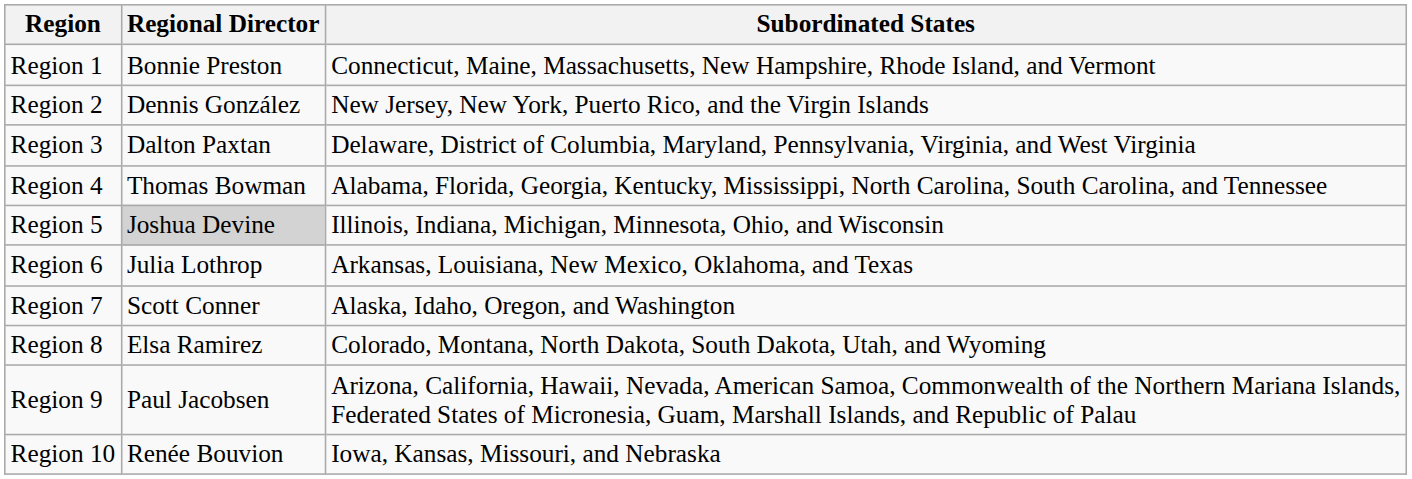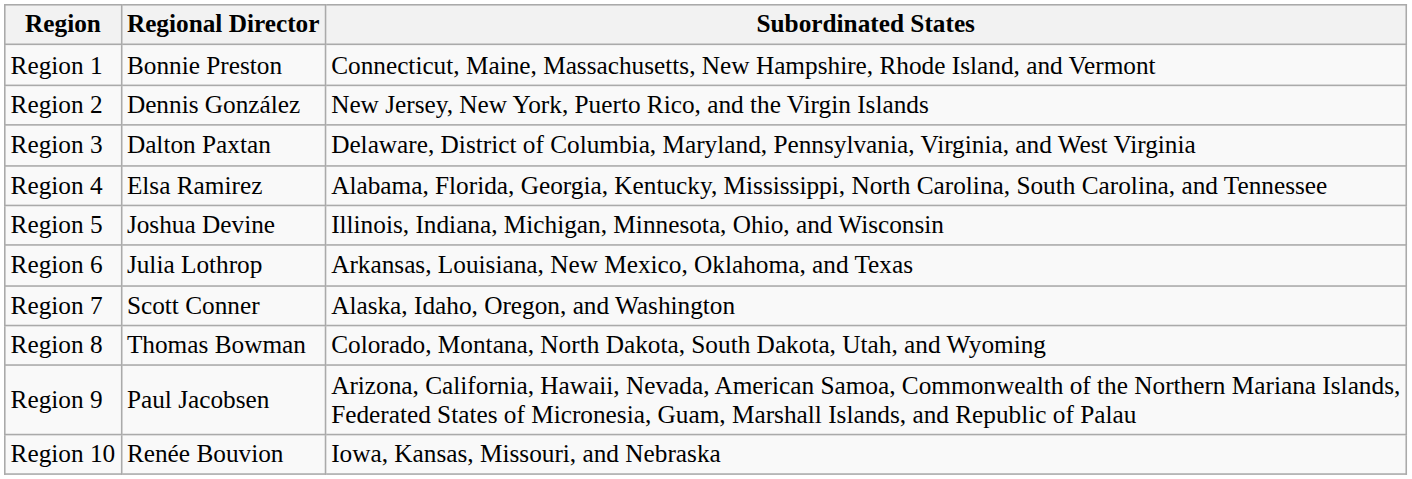(216, 184) Thomas Bowman -> (195, 184) Elsa Ramirez
(201, 225) lightgrey background -> (201, 225) no background
(195, 345) Elsa Ramirez -> (216, 345) Thomas Bowman
